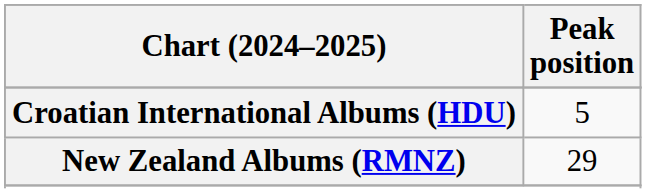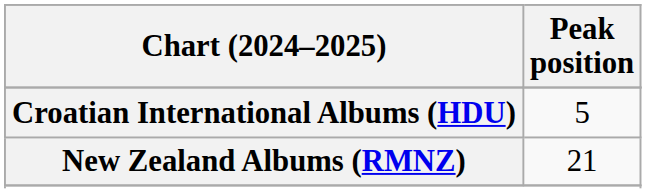(582, 160) 29 -> (582, 160) 21
